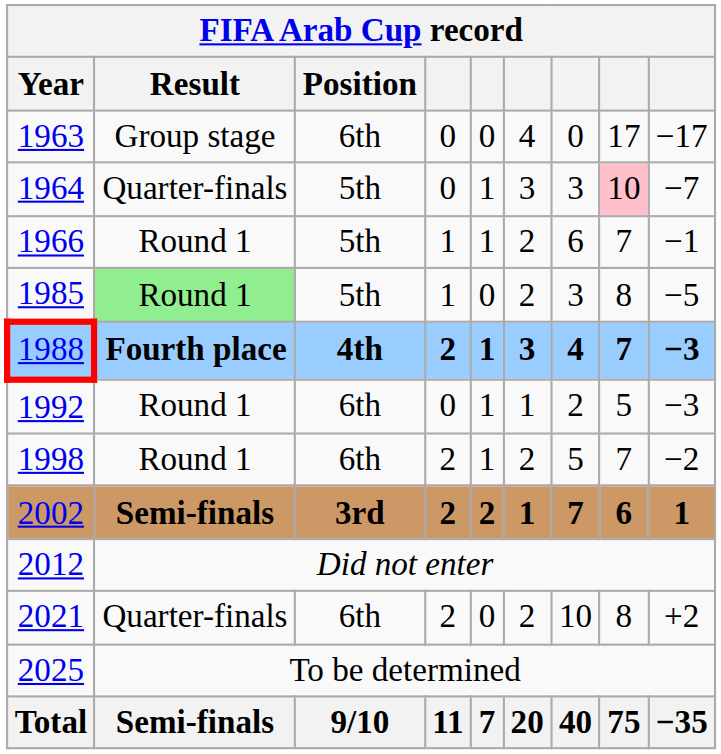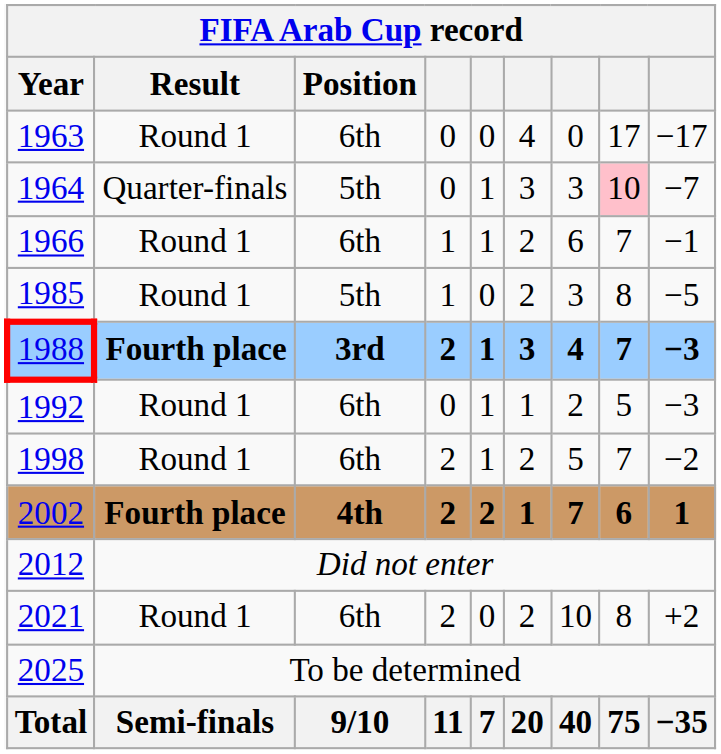(195, 135) Group stage -> (195, 135) Round 1
(360, 240) 5th -> (360, 240) 6th
(195, 294) lightgreen background -> (195, 294) no background
(360, 350) 4th -> (360, 350) 3rd
(195, 511) Semi-finals -> (195, 511) Fourth place
(360, 511) 3rd -> (360, 511) 4th
(195, 616) Quarter-finals -> (195, 616) Round 1
